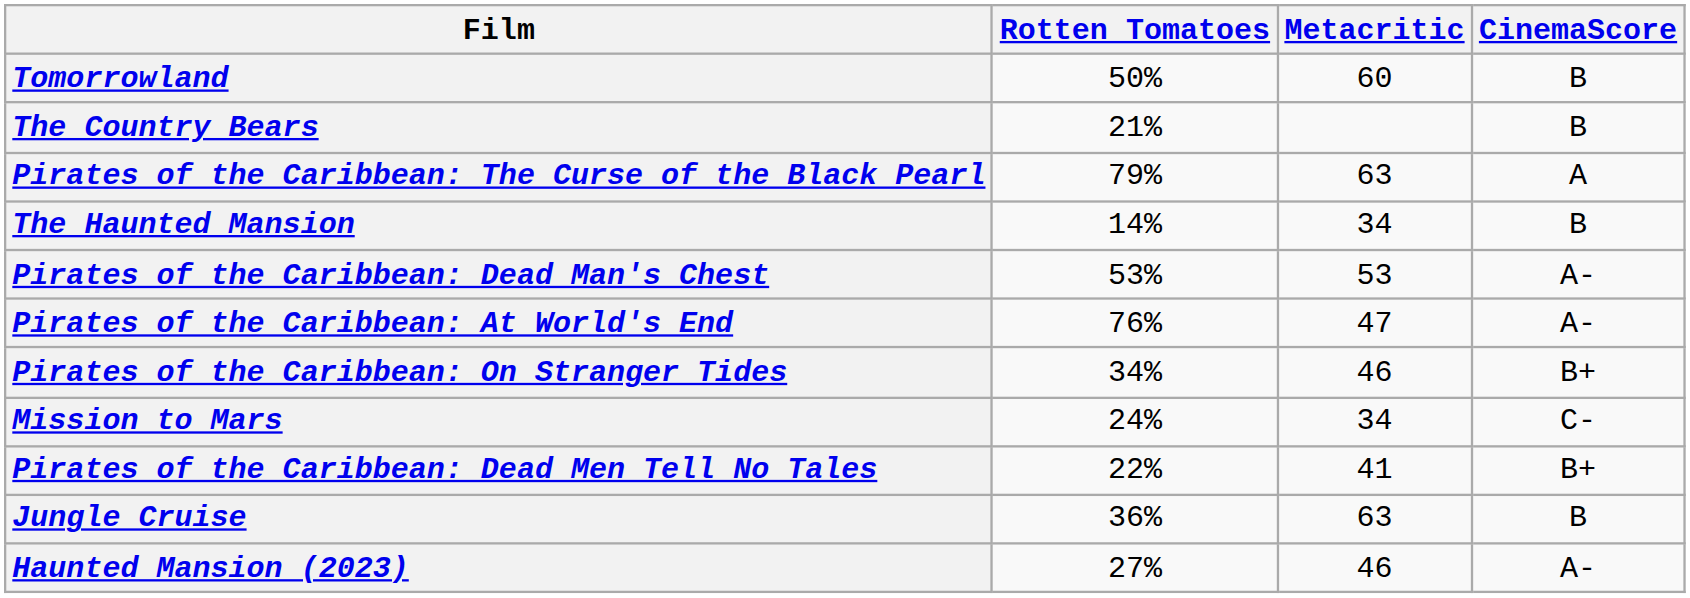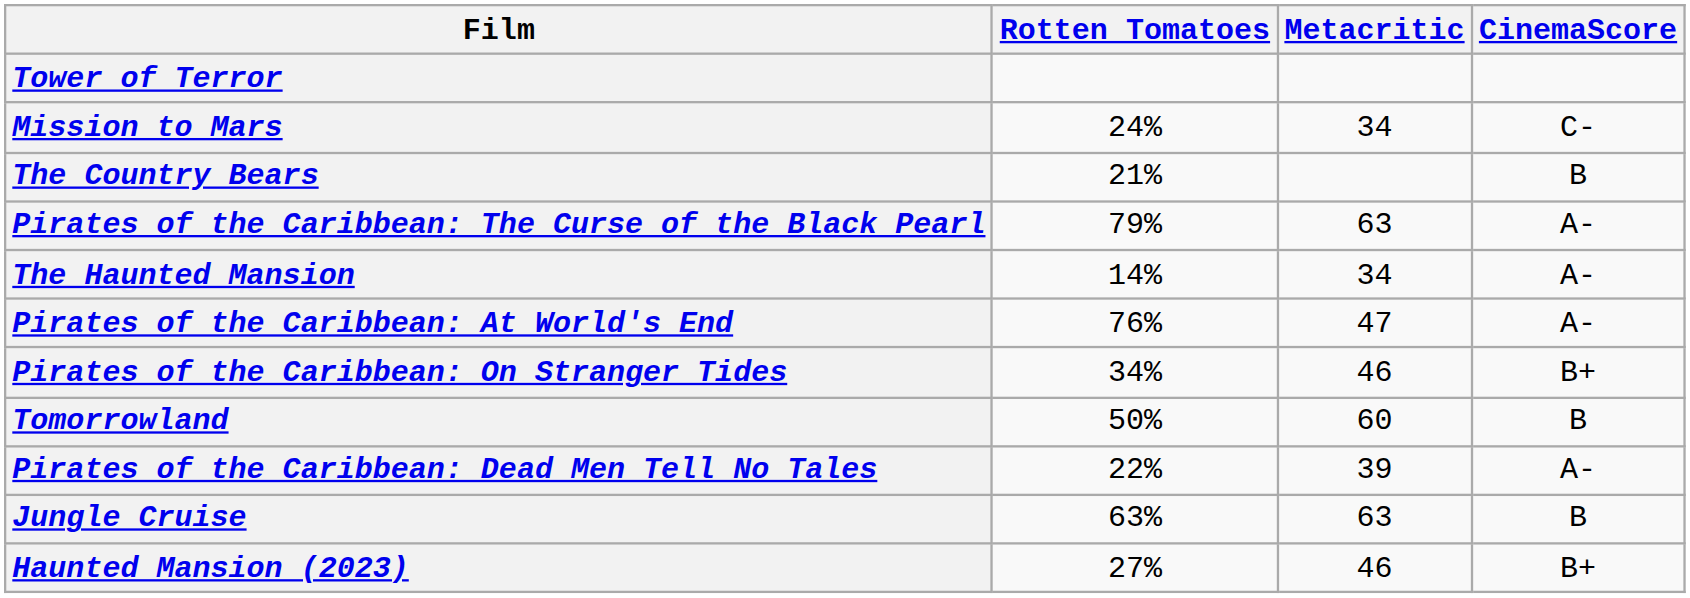+ row: (147, 79)
rows swapped: (147, 421) <-> (120, 79)
(1578, 176) A -> (1578, 225) A-
(1578, 225) B -> (1578, 274) A-
- row: (391, 274)
(1374, 470) 41 -> (1374, 470) 39
(1578, 470) B+ -> (1578, 470) A-
(1135, 519) 36% -> (1135, 519) 63%
(1578, 568) A- -> (1578, 568) B+
